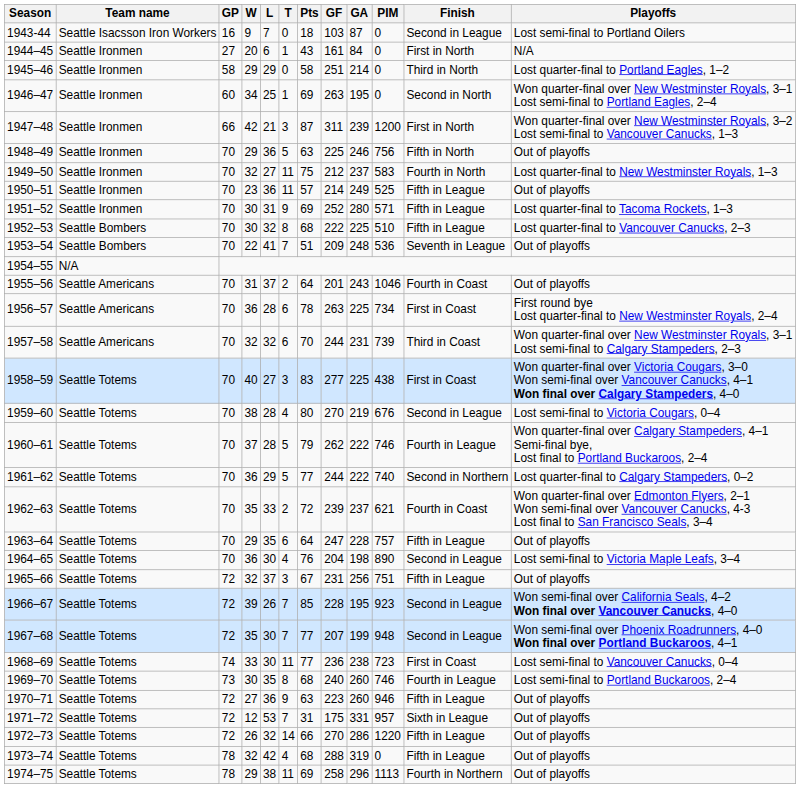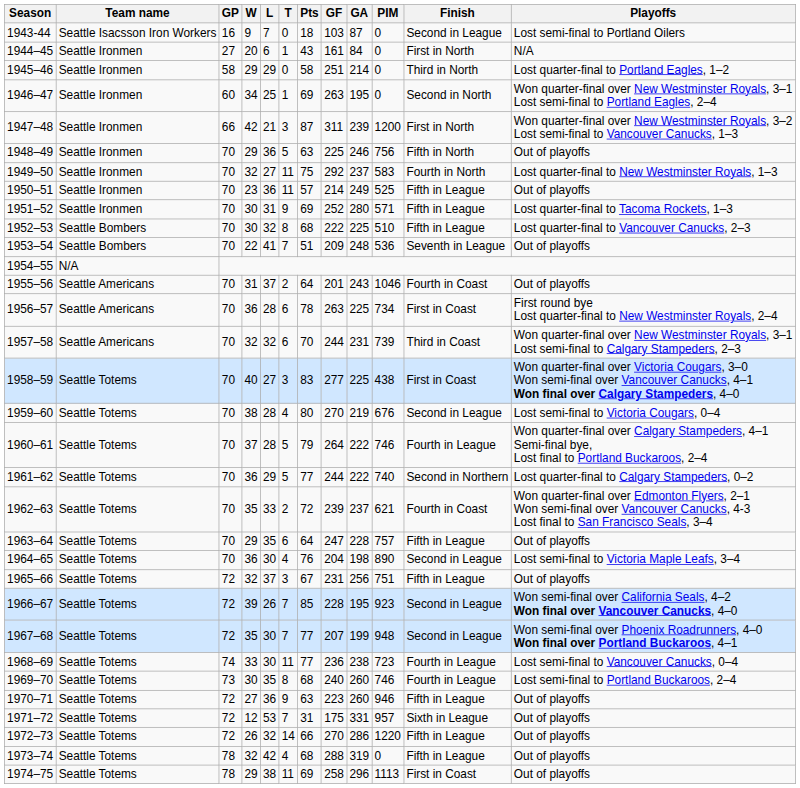(334, 171) 212 -> (334, 171) 292
(334, 445) 262 -> (334, 445) 264
(441, 661) First in Coast -> (451, 661) Fourth in League
(454, 774) Fourth in Northern -> (441, 774) First in Coast
